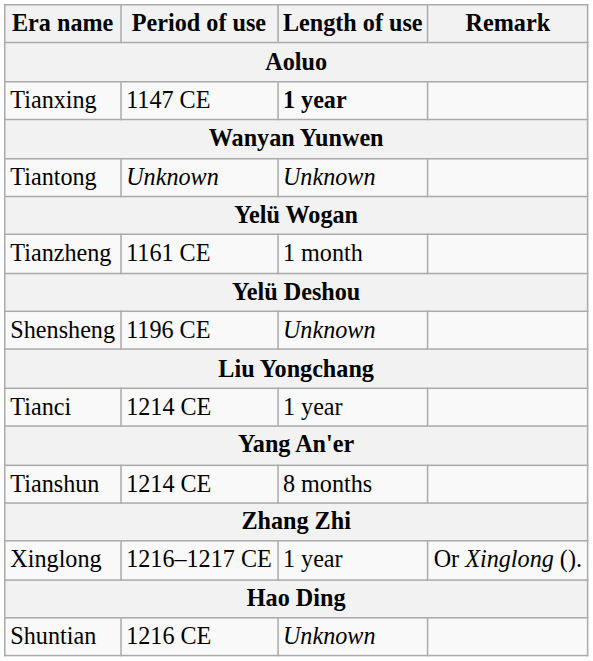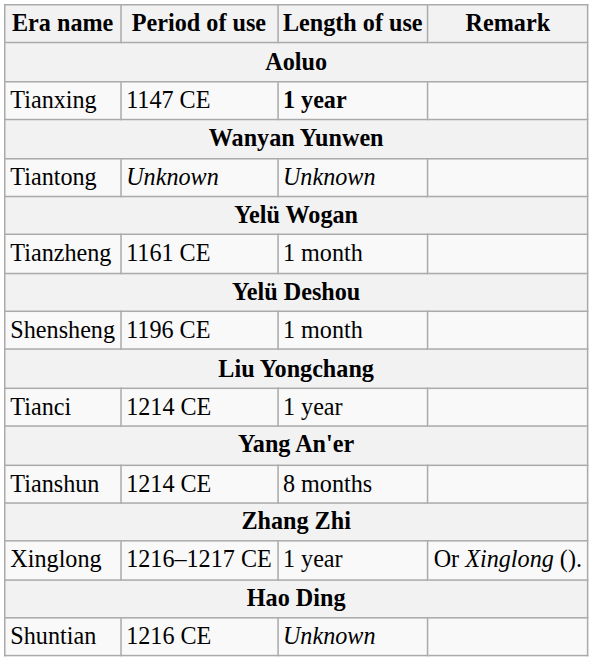(329, 330) Unknown -> (323, 330) 1 month
